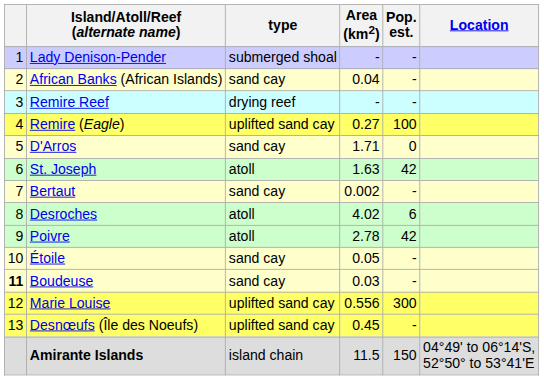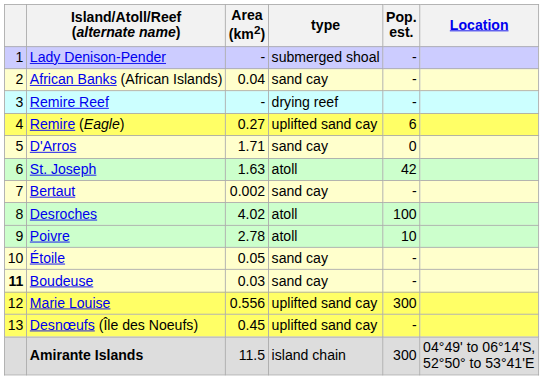columns swapped: (283, 25) <-> (361, 25)
(405, 124) 100 -> (413, 124) 6
(413, 213) 6 -> (405, 213) 100
(409, 236) 42 -> (409, 236) 10
(405, 355) 150 -> (405, 355) 300
